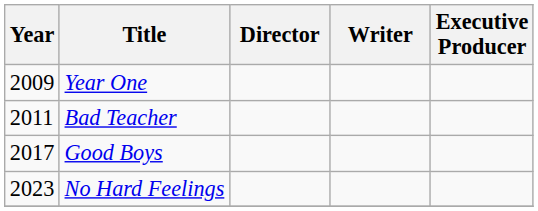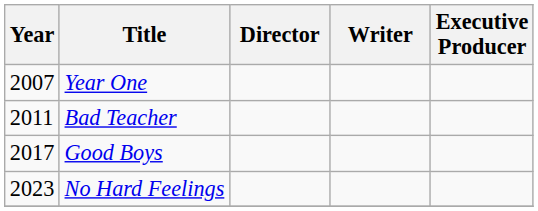(32, 82) 2009 -> (32, 82) 2007
